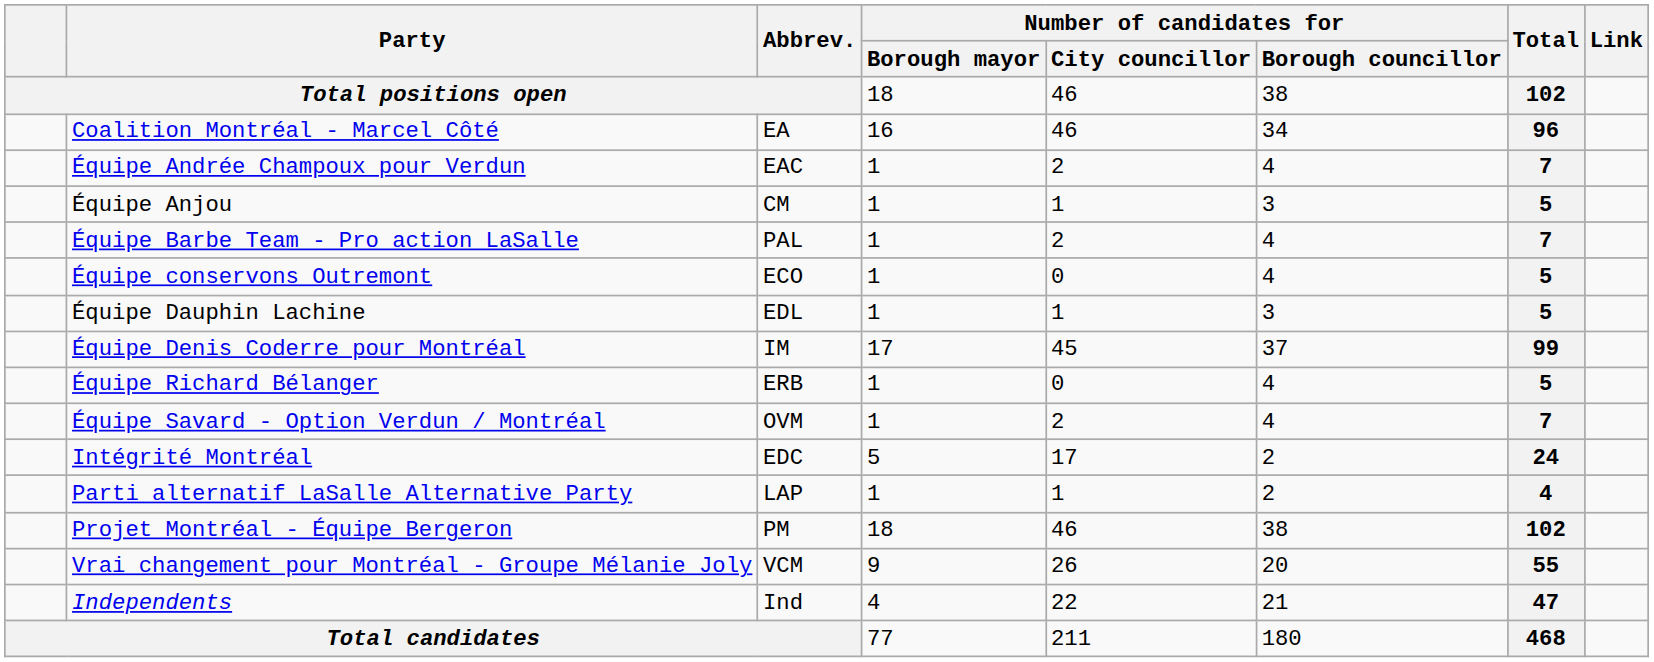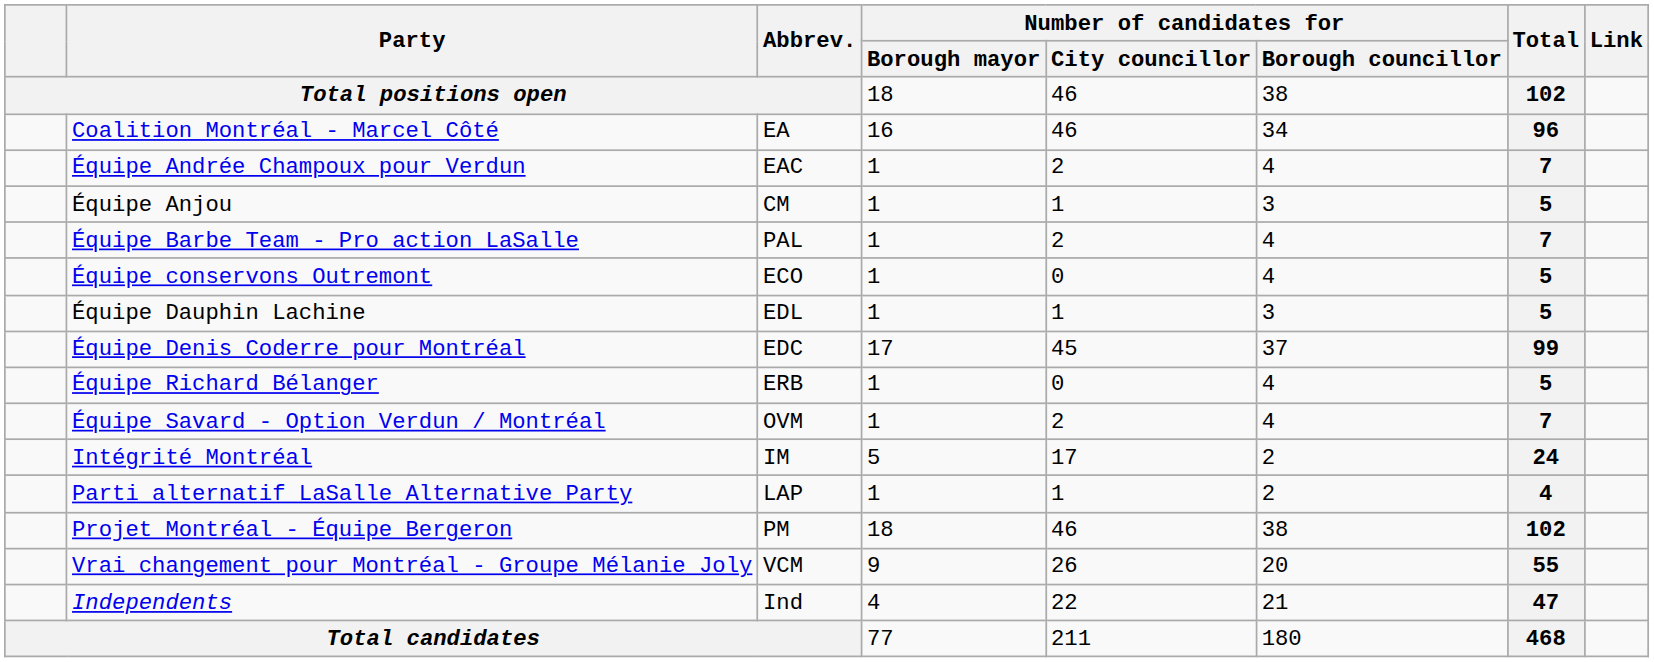(776, 349) IM -> (783, 349) EDC
(783, 458) EDC -> (776, 458) IM
